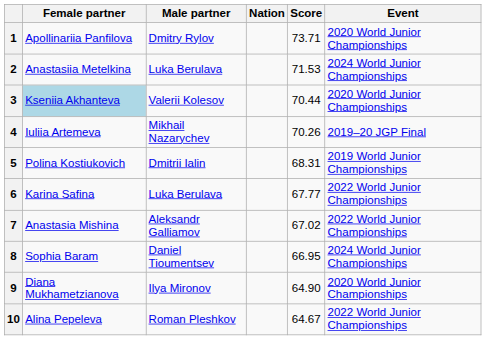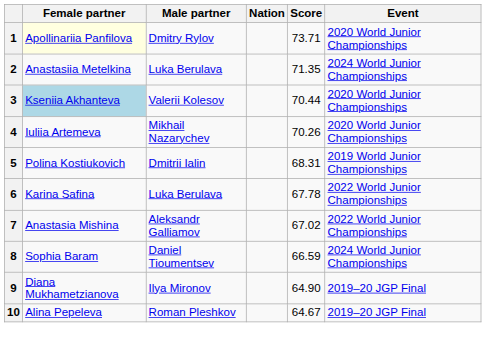(79, 38) no background -> (79, 38) lightyellow background
(306, 69) 71.53 -> (306, 69) 71.35
(377, 132) 2019–20 JGP Final -> (374, 132) 2020 World Junior Championships
(306, 194) 67.77 -> (306, 194) 67.78
(306, 256) 66.95 -> (306, 256) 66.59
(374, 288) 2020 World Junior Championships -> (377, 288) 2019–20 JGP Final
(374, 319) 2022 World Junior Championships -> (377, 312) 2019–20 JGP Final
